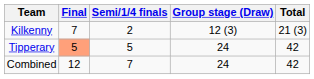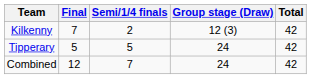(293, 30) 21 (3) -> (291, 30) 42
(74, 47) lightsalmon background -> (74, 47) no background
